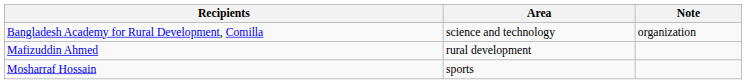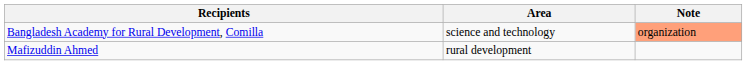(667, 32) no background -> (667, 32) lightsalmon background
- row: (52, 69)
